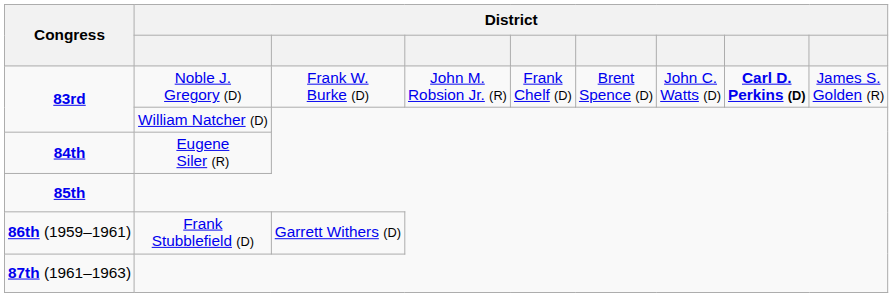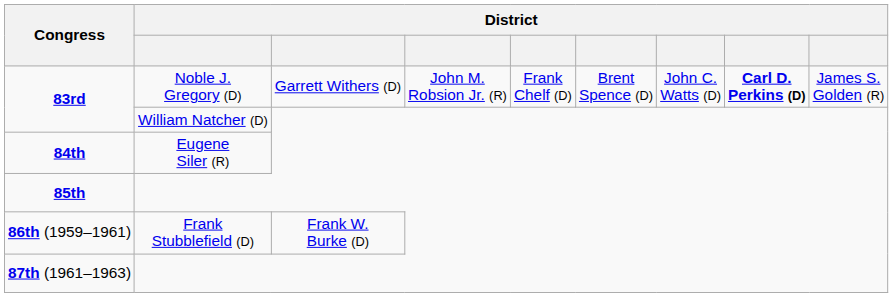(338, 86) Frank W. Burke (D) -> (338, 86) Garrett Withers (D)
(338, 232) Garrett Withers (D) -> (338, 232) Frank W. Burke (D)
